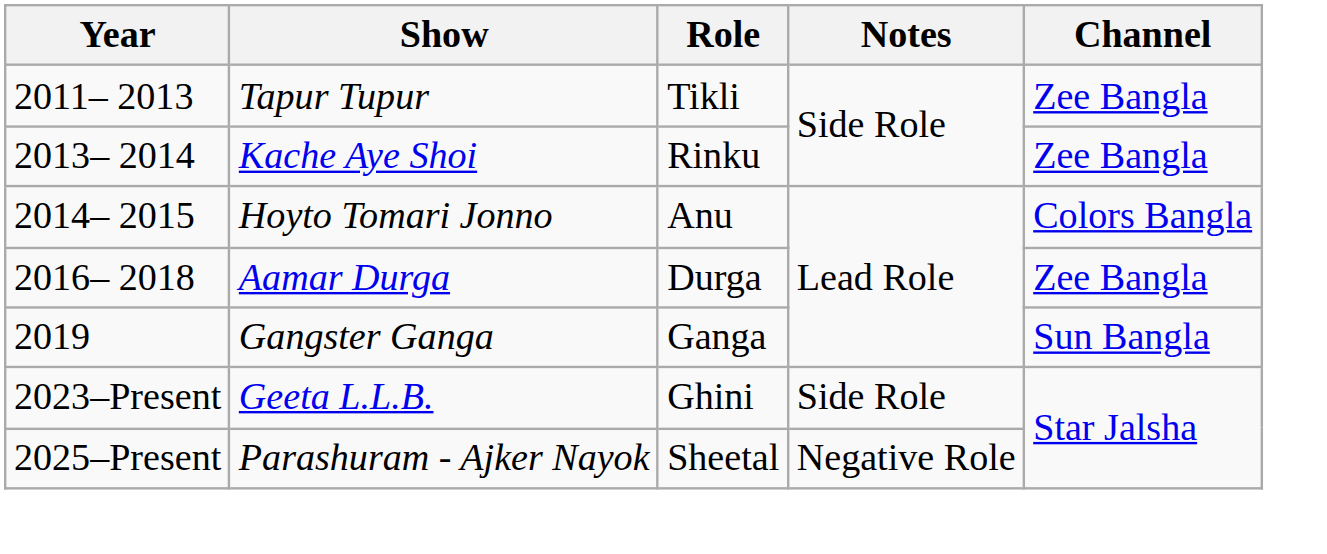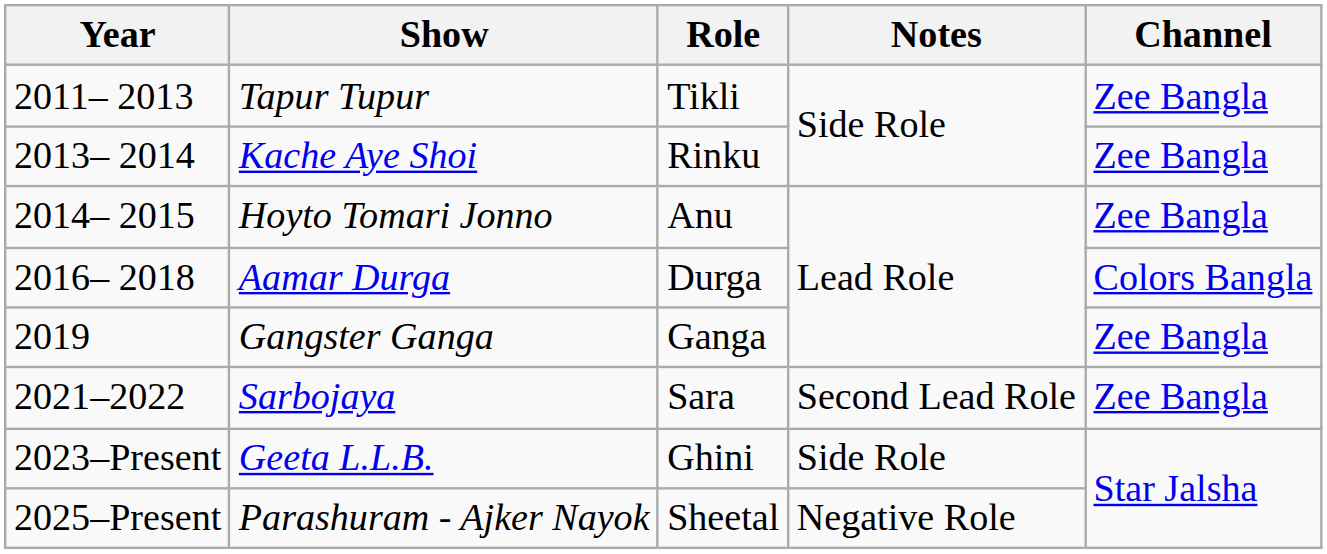(1143, 215) Colors Bangla -> (1181, 215) Zee Bangla
(1120, 276) Zee Bangla -> (1203, 276) Colors Bangla
(1122, 336) Sun Bangla -> (1181, 336) Zee Bangla
+ row: (317, 397)
